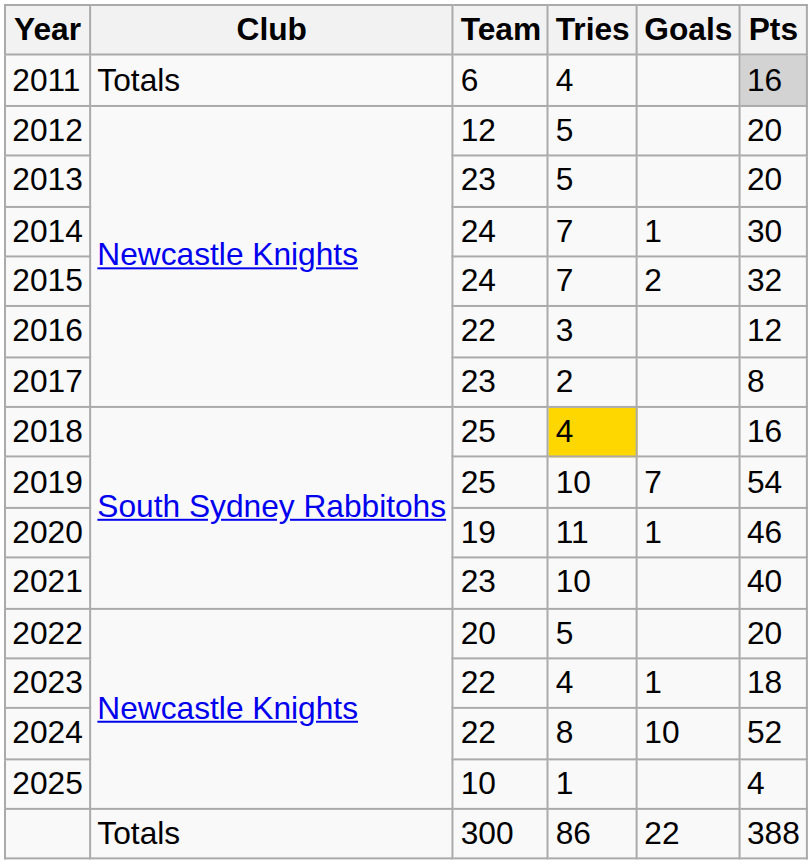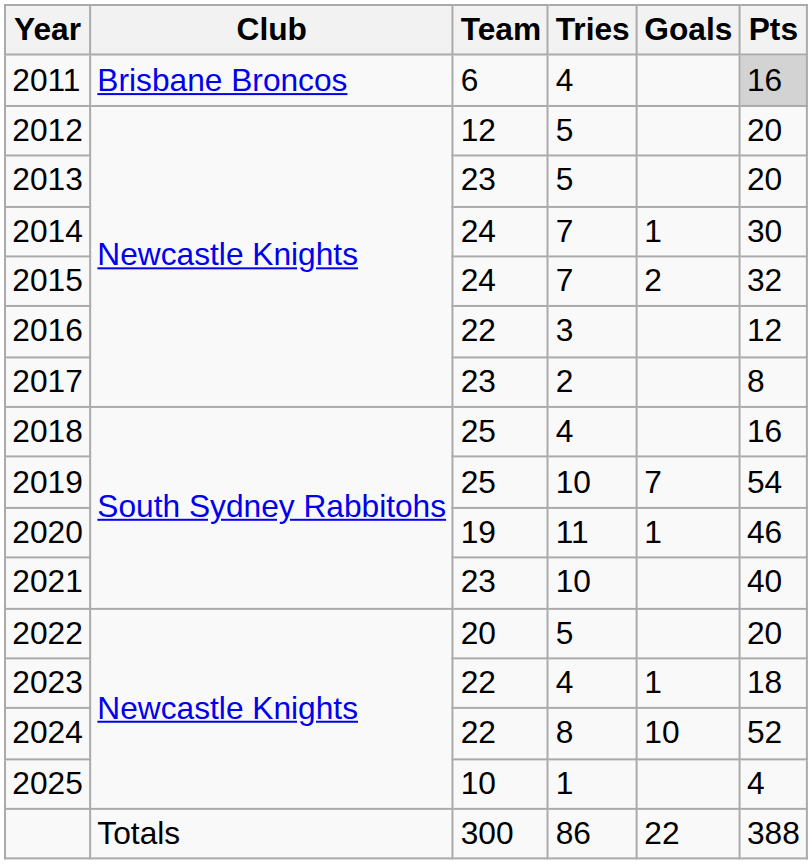(139, 79) Totals -> (222, 79) Brisbane Broncos
(565, 431) gold background -> (565, 431) no background
